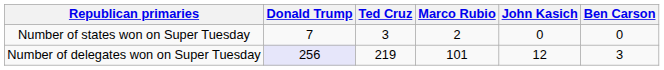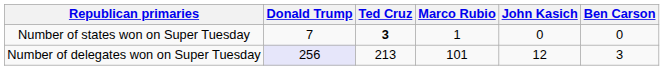(385, 34) normal -> (385, 34) bold
(457, 34) 2 -> (457, 34) 1
(385, 55) 219 -> (385, 55) 213
